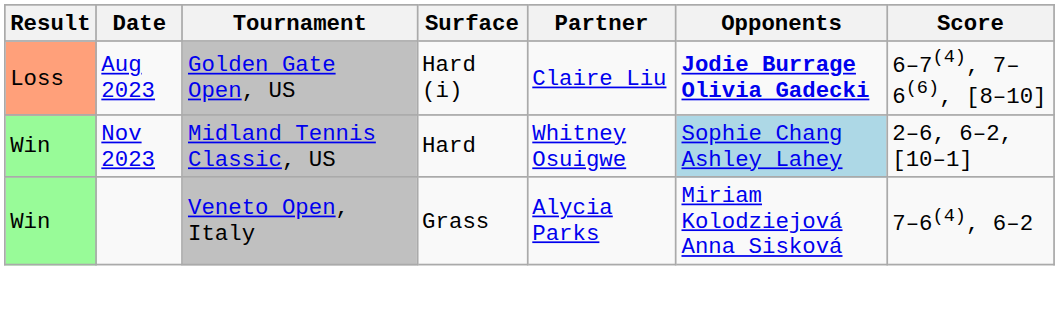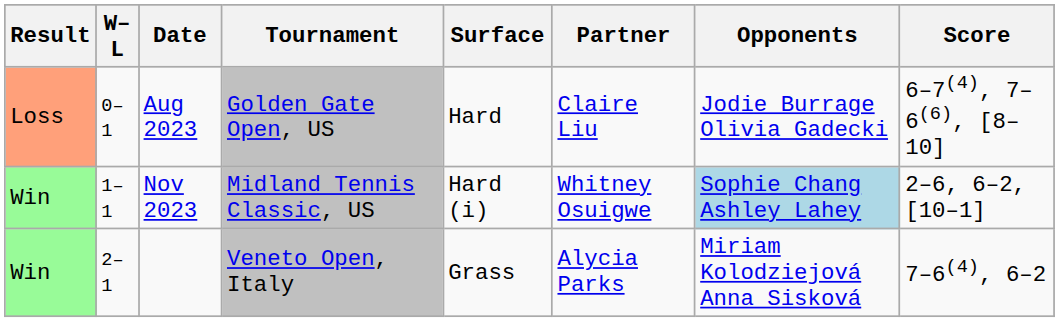+ column: (117, 36)
(449, 78) Hard (i) -> (475, 117) Hard
(775, 78) bold -> (794, 117) normal
(449, 146) Hard -> (475, 198) Hard (i)
